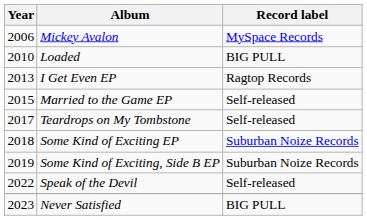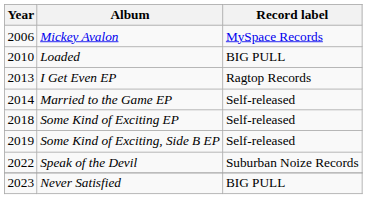(21, 99) 2015 -> (21, 99) 2014
- row: (115, 120)
(292, 141) Suburban Noize Records -> (261, 120) Self-released
(292, 162) Suburban Noize Records -> (261, 141) Self-released
(261, 183) Self-released -> (292, 162) Suburban Noize Records
